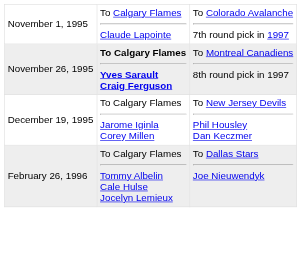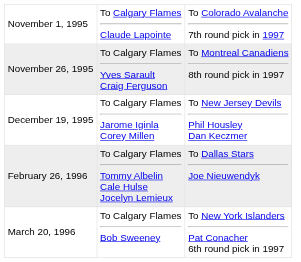(143, 69) bold -> (141, 69) normal
+ row: (42, 232)
